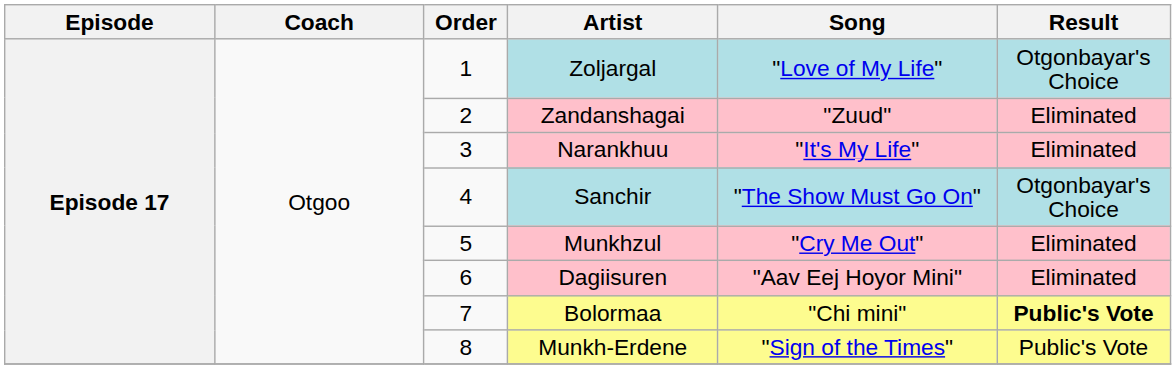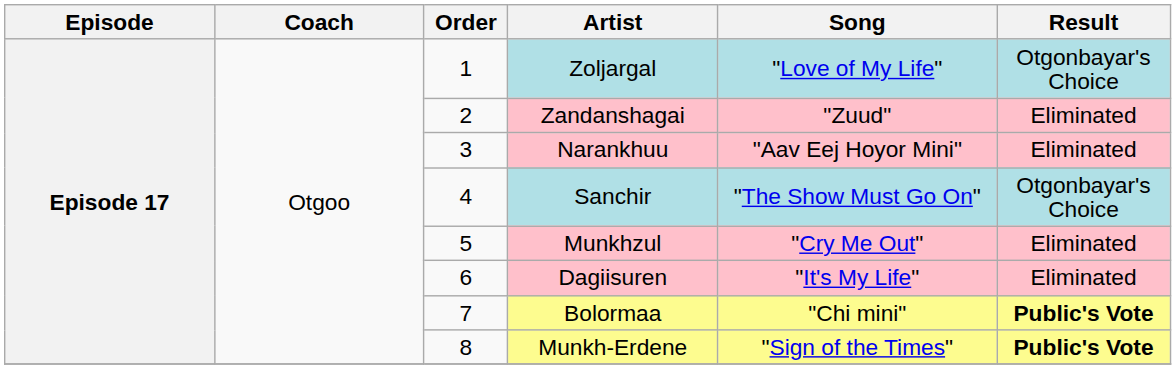(857, 150) "It's My Life" -> (857, 150) "Aav Eej Hoyor Mini"
(857, 278) "Aav Eej Hoyor Mini" -> (857, 278) "It's My Life"
(1083, 347) normal -> (1083, 347) bold
